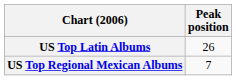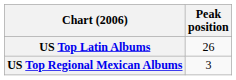(208, 65) 7 -> (208, 65) 3
